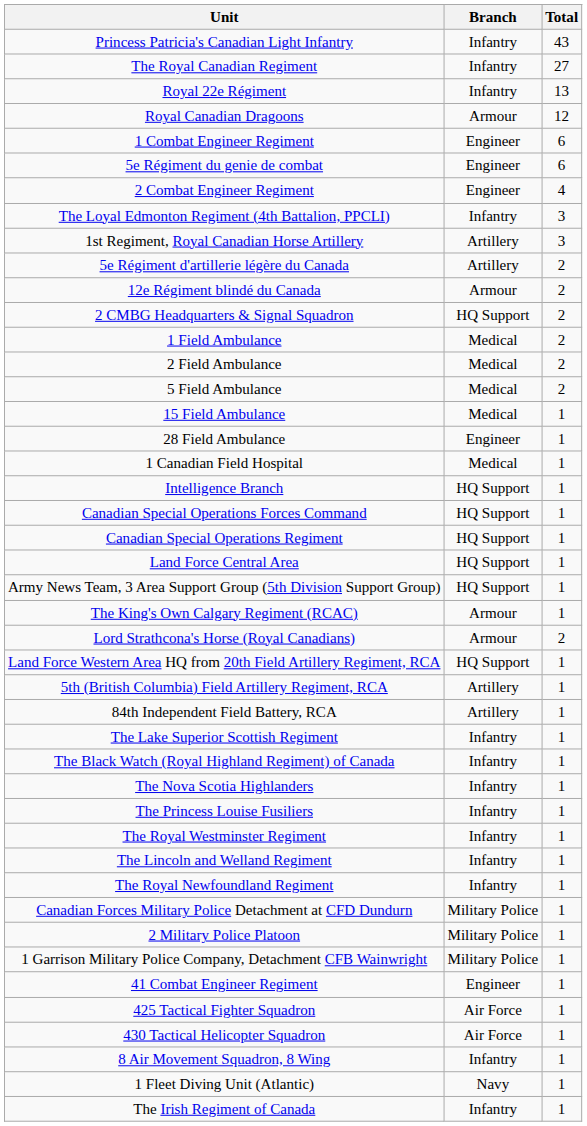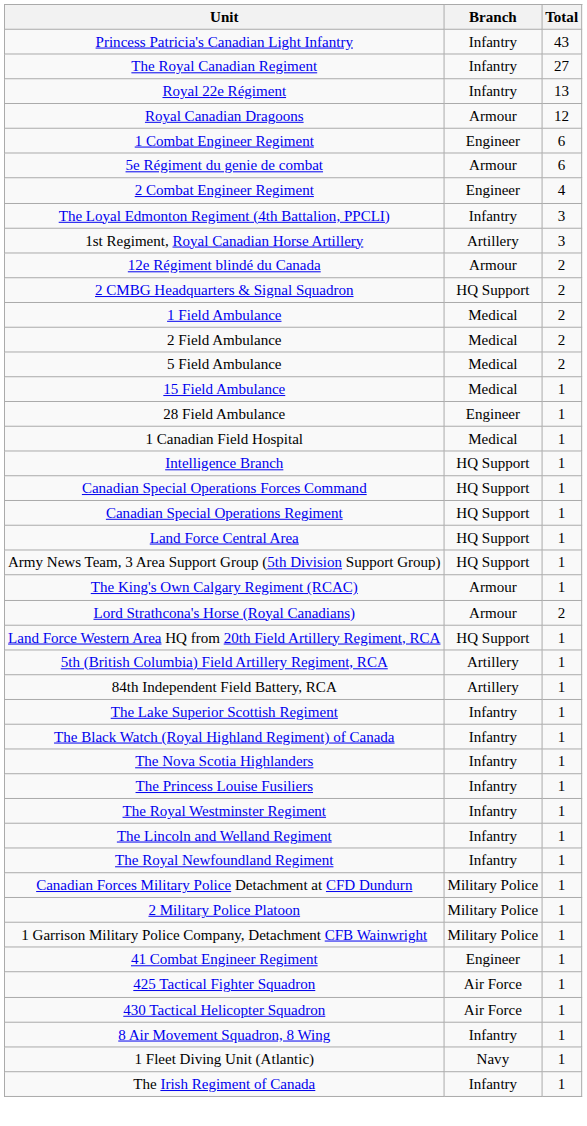(493, 165) Engineer -> (493, 165) Armour
- row: (224, 265)
